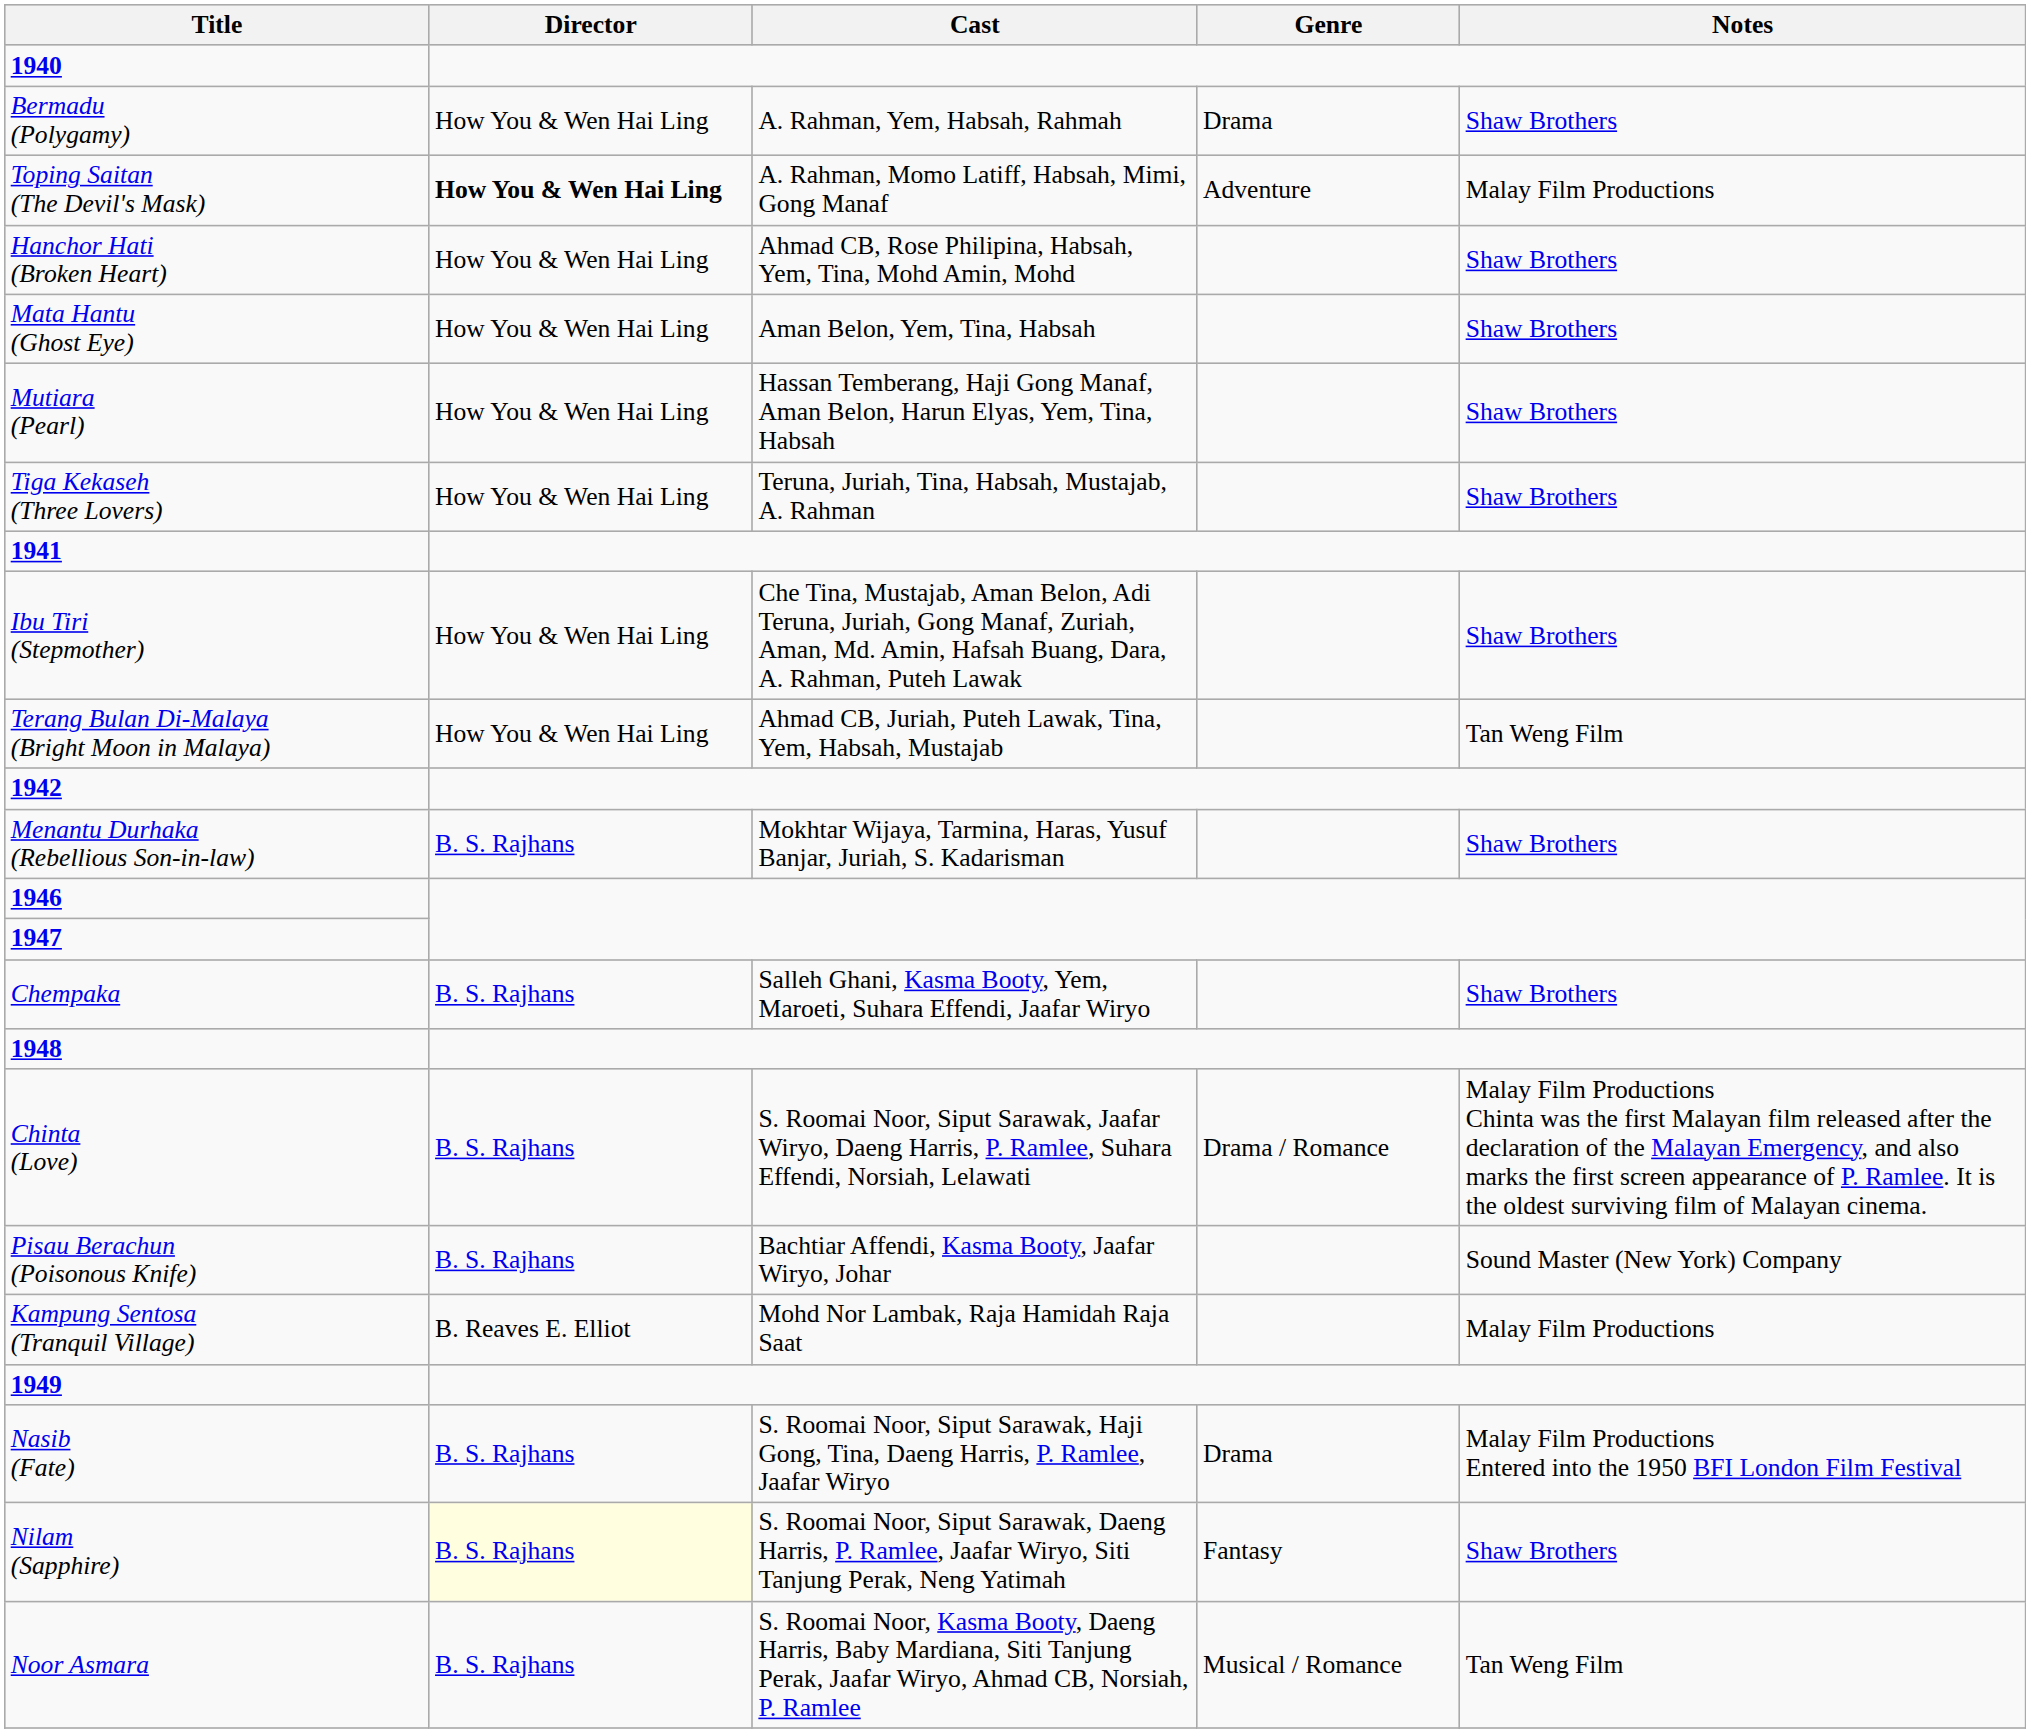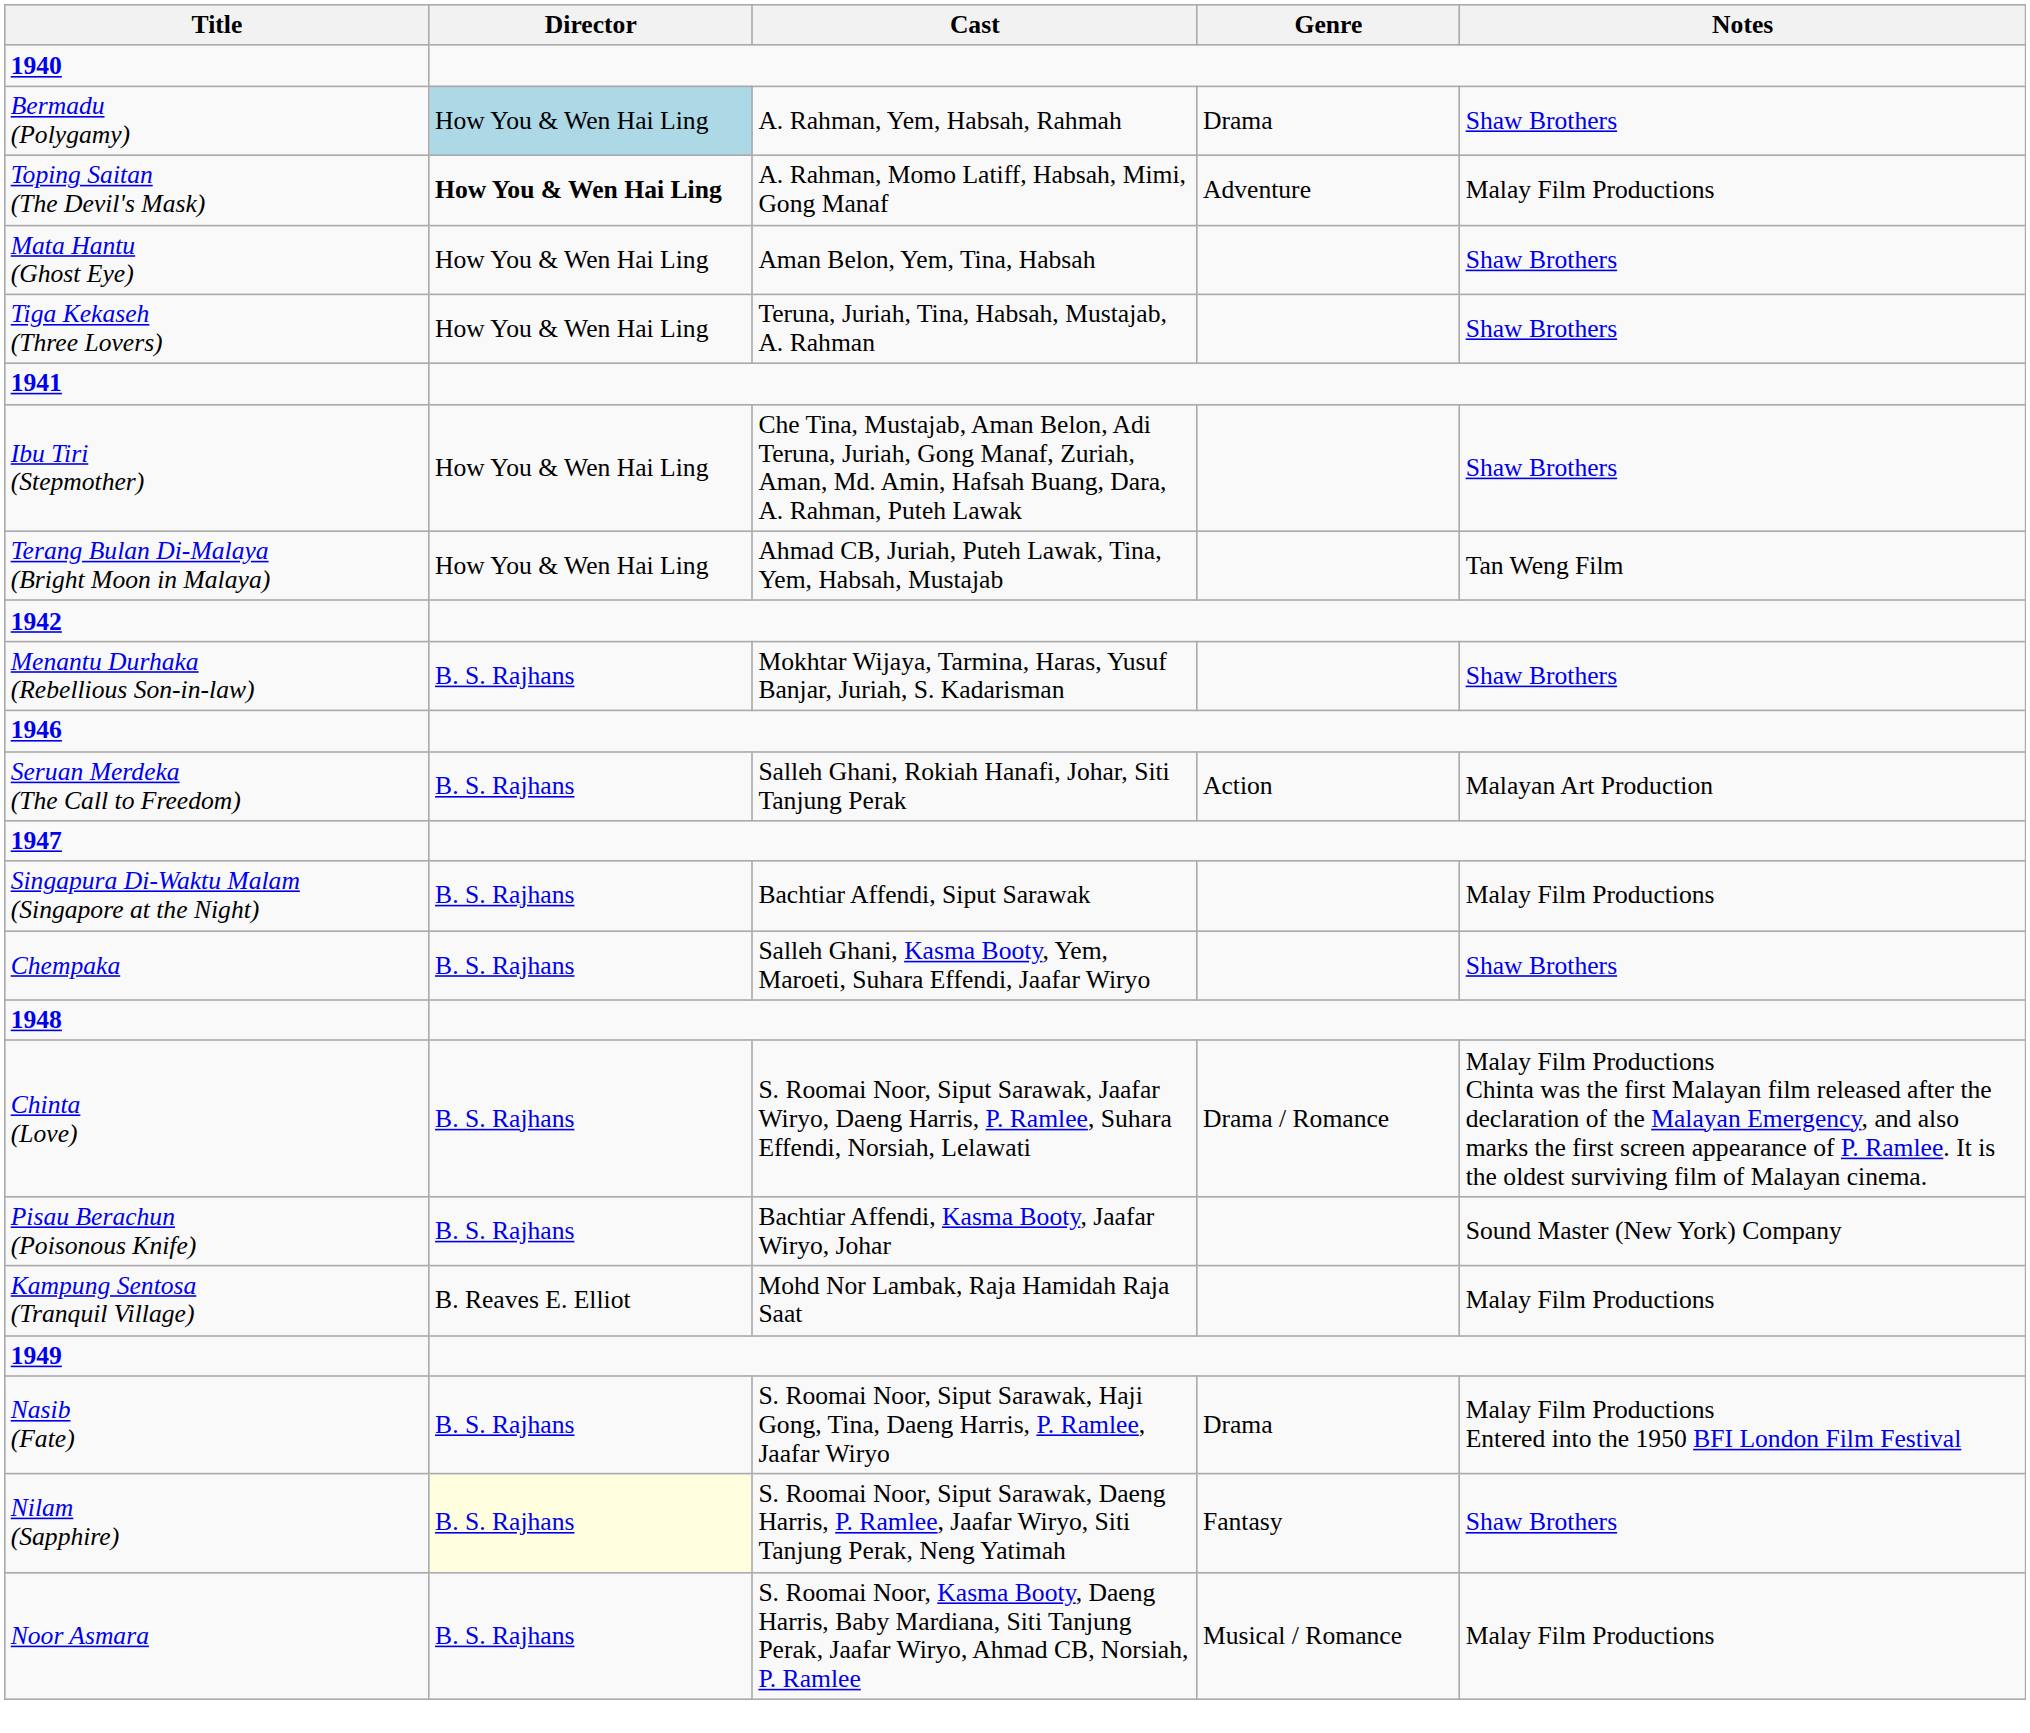(572, 120) no background -> (572, 120) lightblue background
- row: (89, 259)
- row: (53, 412)
+ row: (126, 785)
+ row: (155, 895)
(1545, 1664) Tan Weng Film -> (1590, 1635) Malay Film Productions
